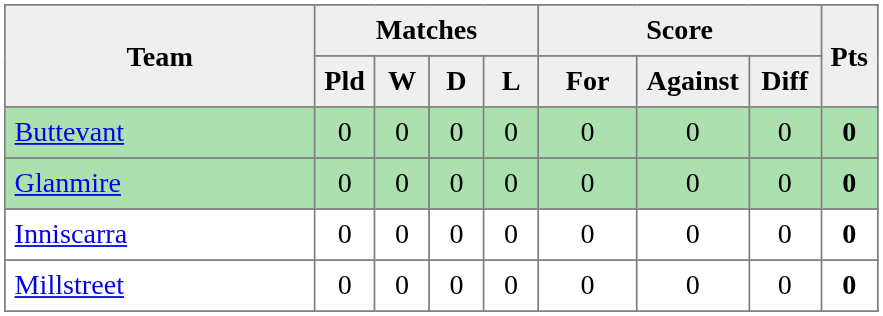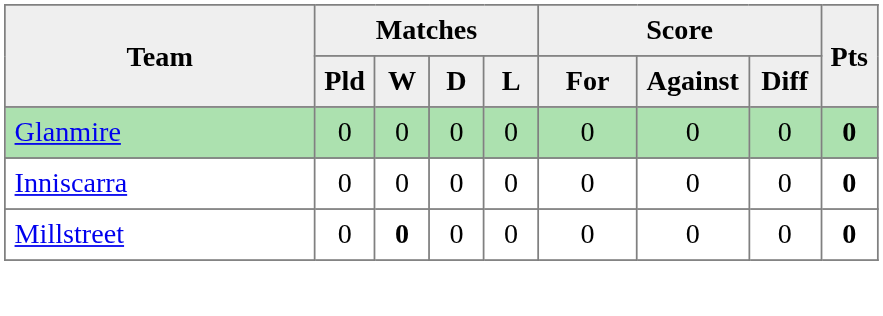- row: (69, 132)
(402, 285) normal -> (402, 234) bold
